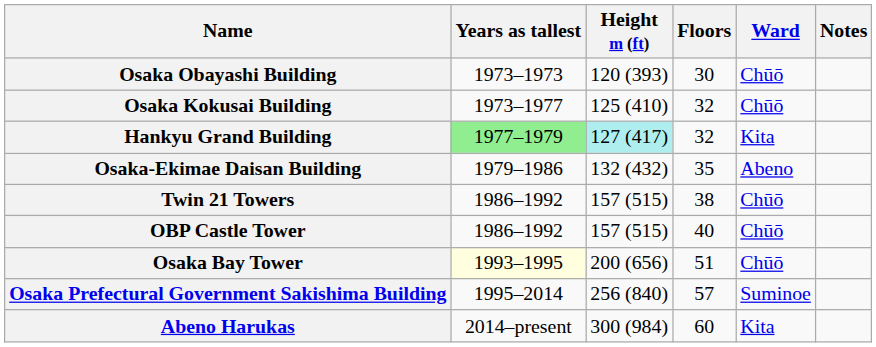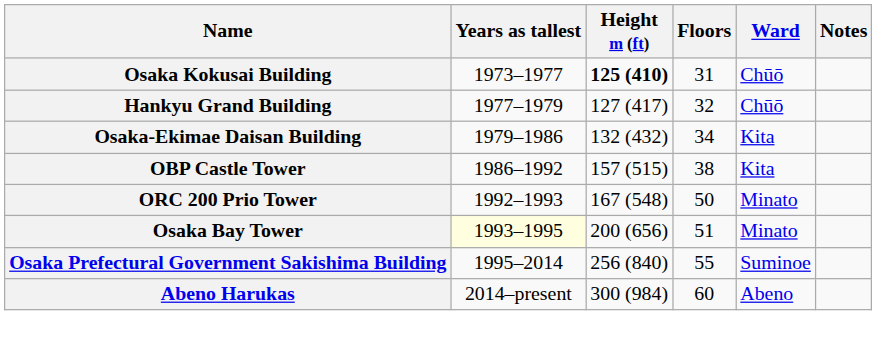- row: (228, 74)
(629, 105) normal -> (629, 74) bold
(704, 105) 32 -> (704, 74) 31
(518, 136) lightgreen background -> (518, 105) no background
(629, 136) paleturquoise background -> (629, 105) no background
(757, 136) Kita -> (762, 105) Chūō
(704, 168) 35 -> (704, 136) 34
(767, 168) Abeno -> (757, 136) Kita
- row: (228, 199)
(704, 231) 40 -> (704, 168) 38
(762, 231) Chūō -> (757, 168) Kita
+ row: (228, 199)
(762, 262) Chūō -> (769, 231) Minato
(704, 294) 57 -> (704, 262) 55
(757, 325) Kita -> (767, 294) Abeno
